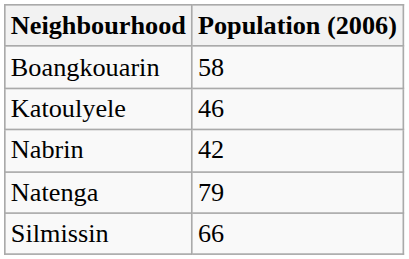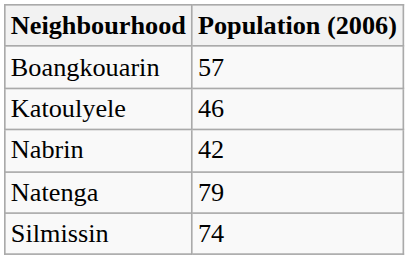(211, 66) 58 -> (211, 66) 57
(211, 233) 66 -> (211, 233) 74
